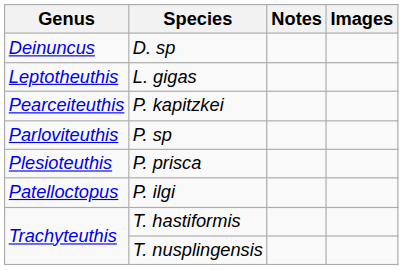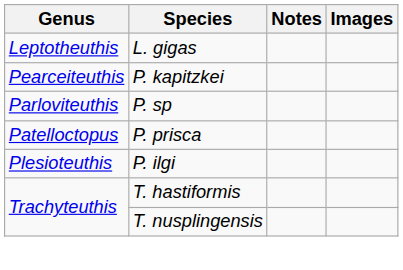- row: (154, 47)
(60, 163) Plesioteuthis -> (64, 134) Patelloctopus
(64, 192) Patelloctopus -> (60, 163) Plesioteuthis
